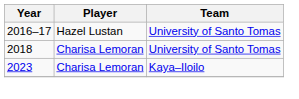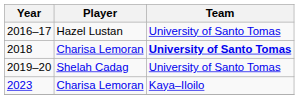(215, 49) normal -> (220, 49) bold
+ row: (29, 67)
